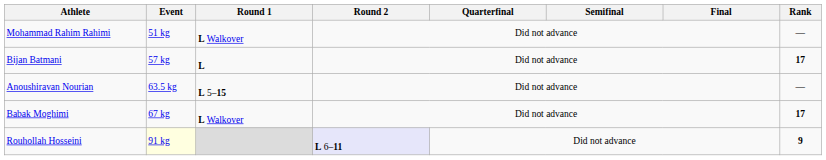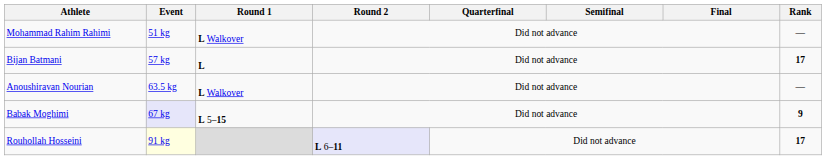(212, 93) L 5–15 -> (221, 93) L Walkover
(159, 114) no background -> (159, 114) lavender background
(221, 120) L Walkover -> (212, 120) L 5–15
(800, 114) 17 -> (800, 114) 9
(800, 141) 9 -> (800, 141) 17
